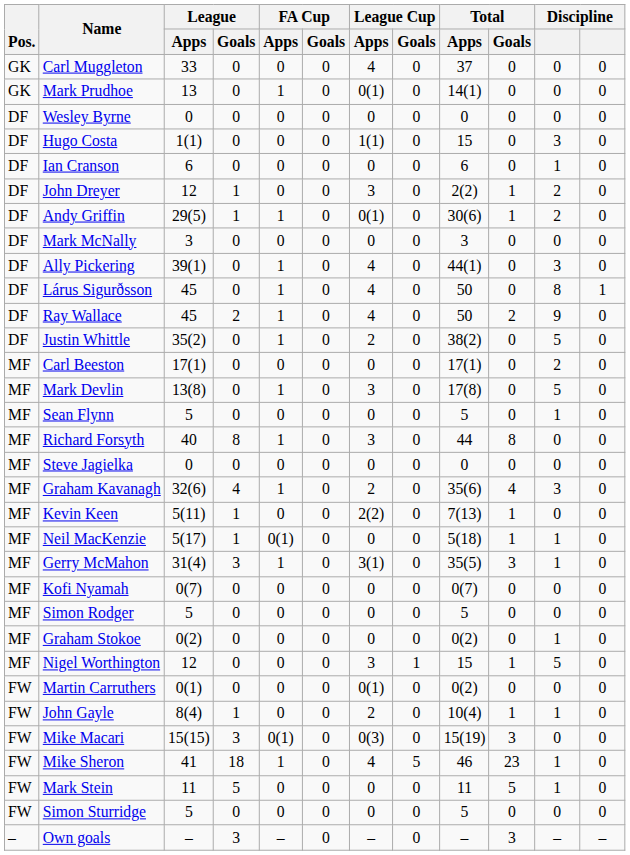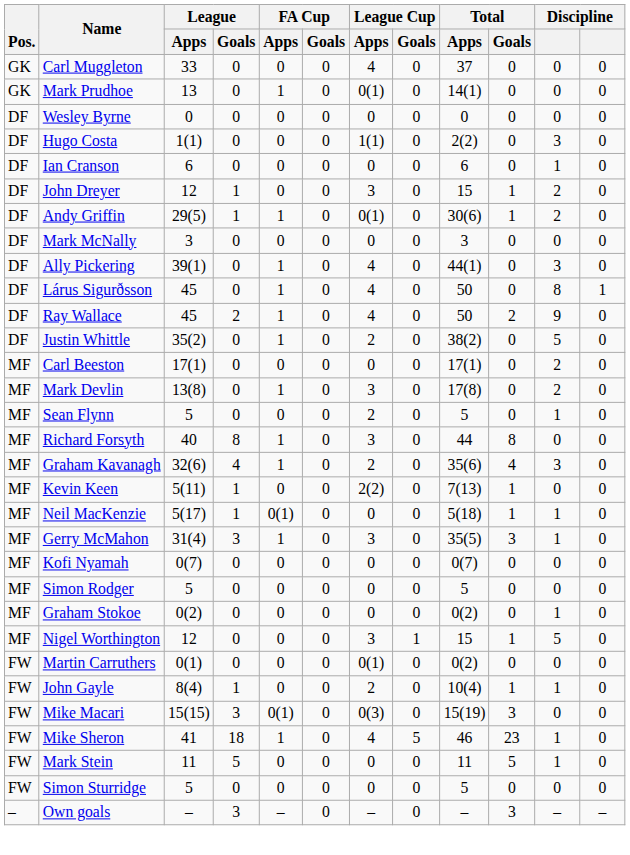(465, 141) 15 -> (465, 141) 2(2)
(465, 191) 2(2) -> (465, 191) 15
(557, 389) 5 -> (557, 389) 2
(371, 414) 0 -> (371, 414) 2
- row: (88, 464)
(371, 564) 3(1) -> (371, 539) 3
